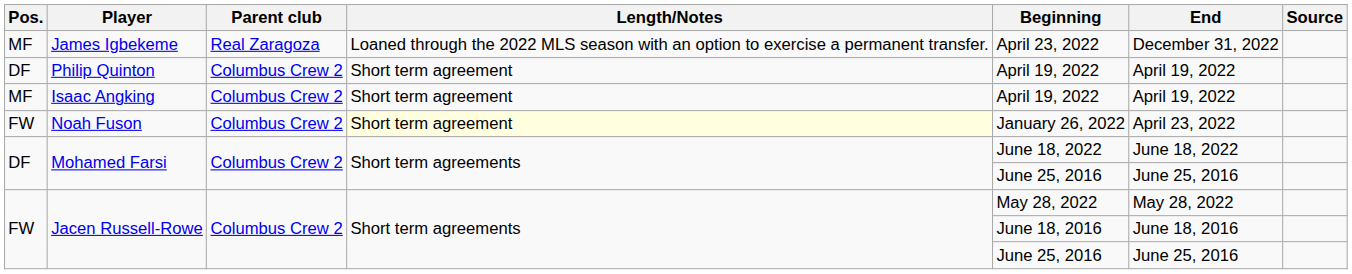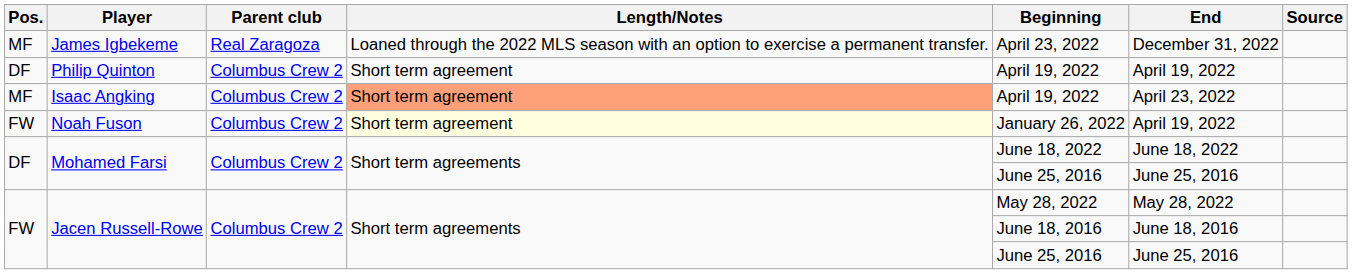(431, 96) no background -> (431, 96) lightsalmon background
(1184, 96) April 19, 2022 -> (1184, 96) April 23, 2022
(1184, 123) April 23, 2022 -> (1184, 123) April 19, 2022
